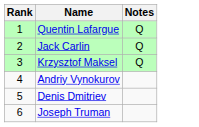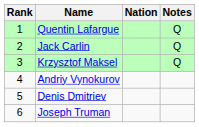+ column: (141, 12)
